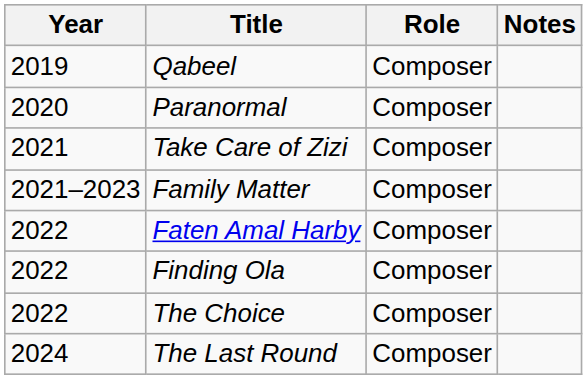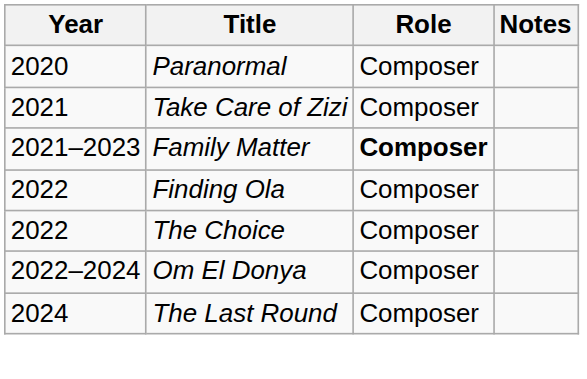- row: (194, 66)
(432, 189) normal -> (423, 148) bold
- row: (256, 230)
+ row: (230, 271)
